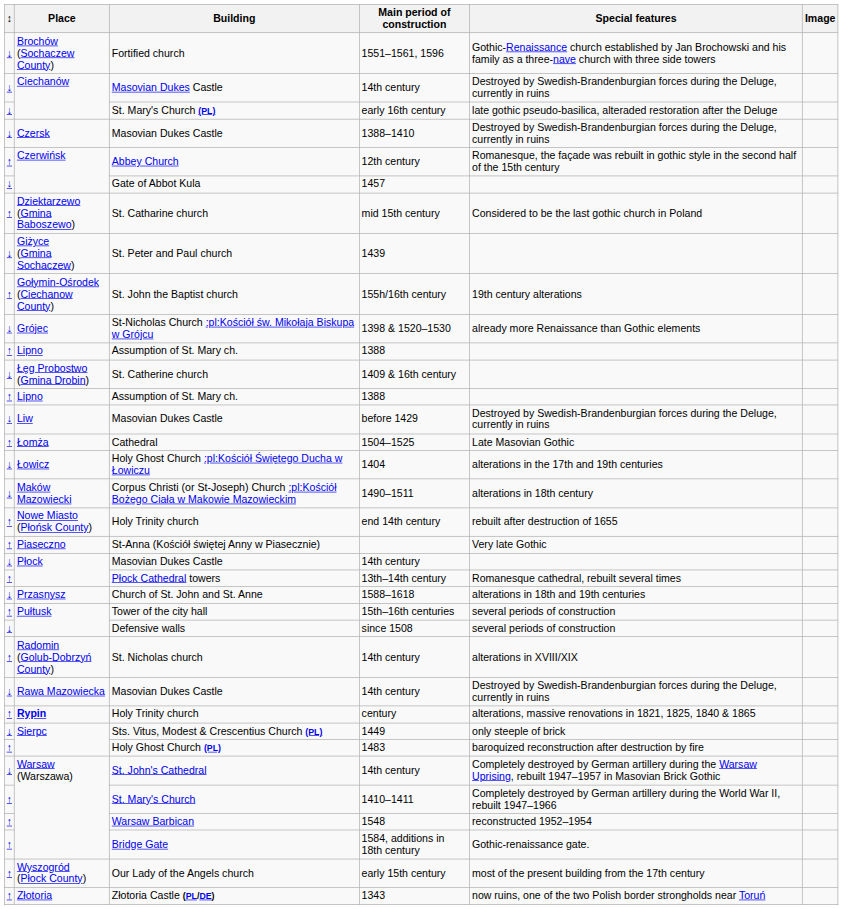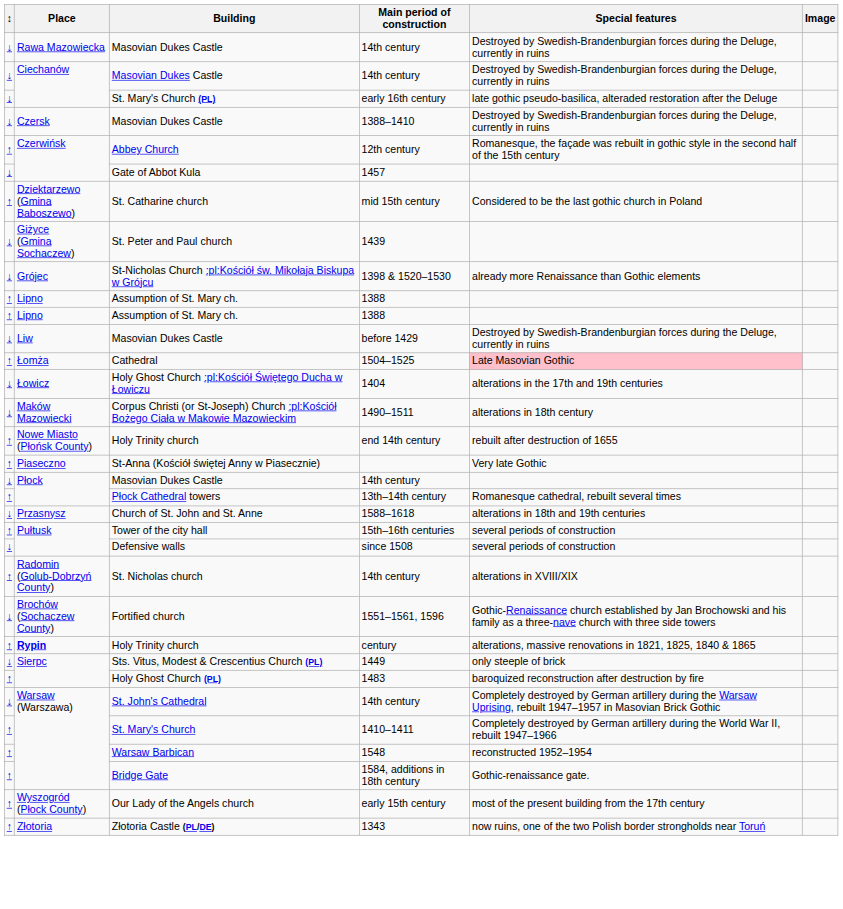rows swapped: (46, 53) <-> (61, 691)
- row: (58, 294)
- row: (53, 374)
(523, 442) no background -> (523, 361) pink background
